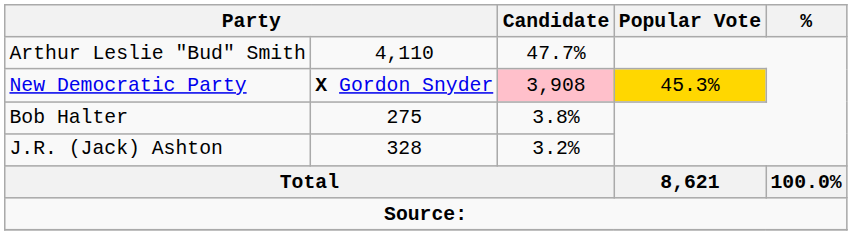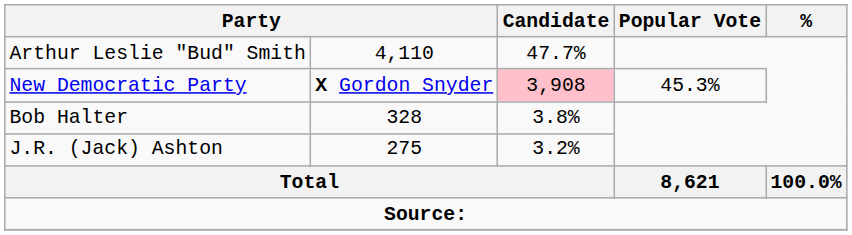(690, 85) gold background -> (690, 85) no background
(404, 117) 275 -> (404, 117) 328
(404, 150) 328 -> (404, 150) 275
